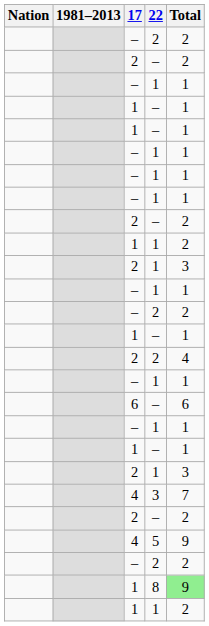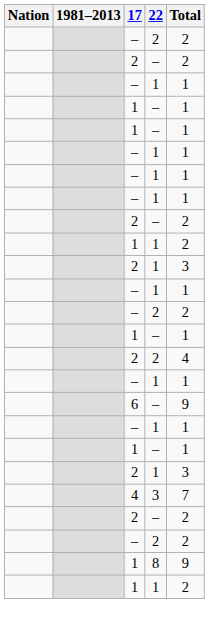(185, 404) 6 -> (185, 404) 9
- row: (135, 541)
(185, 586) lightgreen background -> (185, 564) no background
